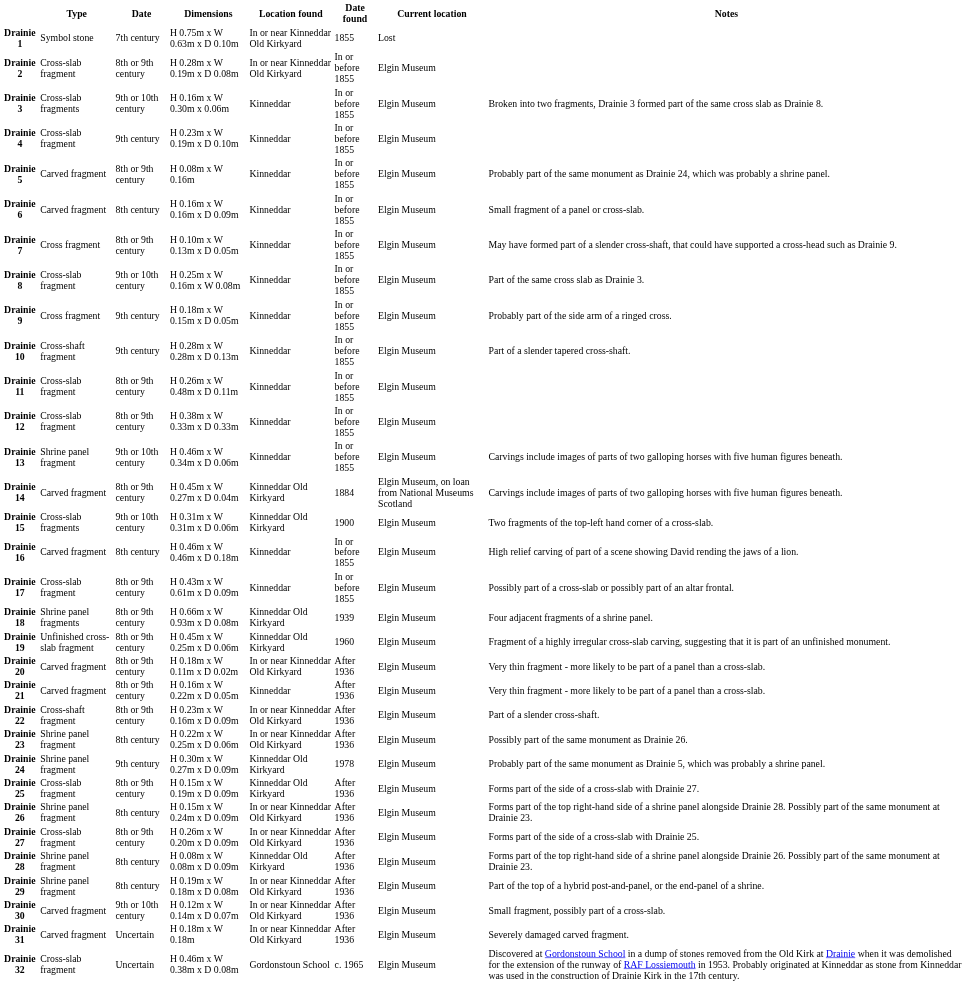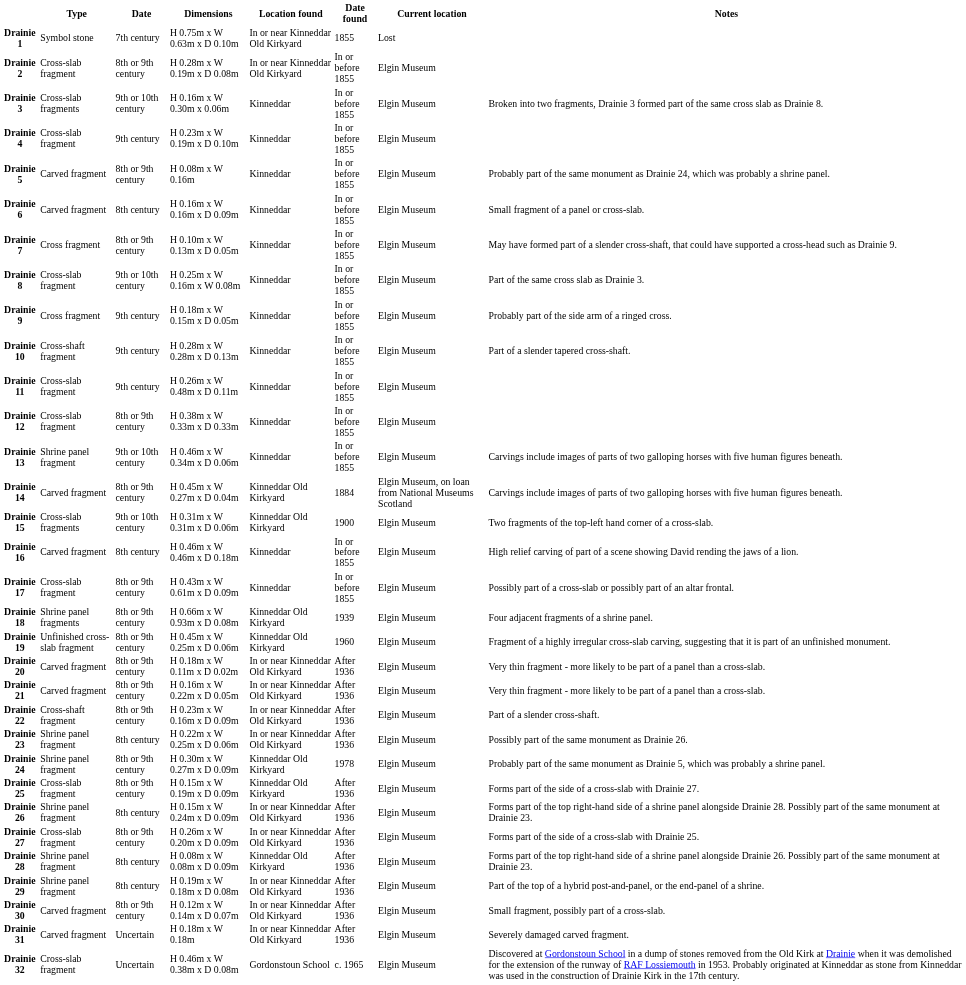(135, 386) 8th or 9th century -> (138, 386) 9th century
(270, 691) Kinneddar -> (290, 691) In or near Kinneddar Old Kirkyard
(138, 764) 9th century -> (135, 764) 8th or 9th century
(137, 910) 9th or 10th century -> (135, 910) 8th or 9th century
